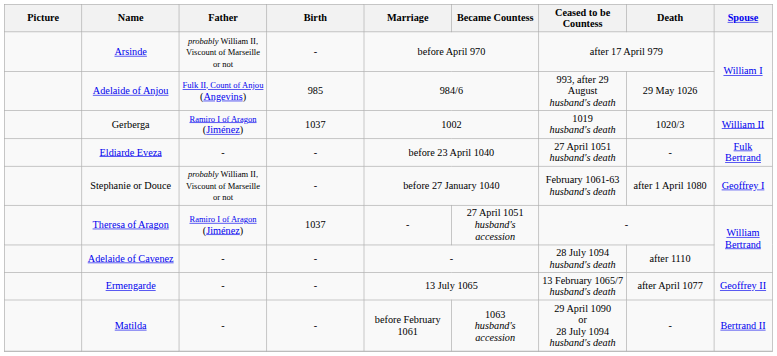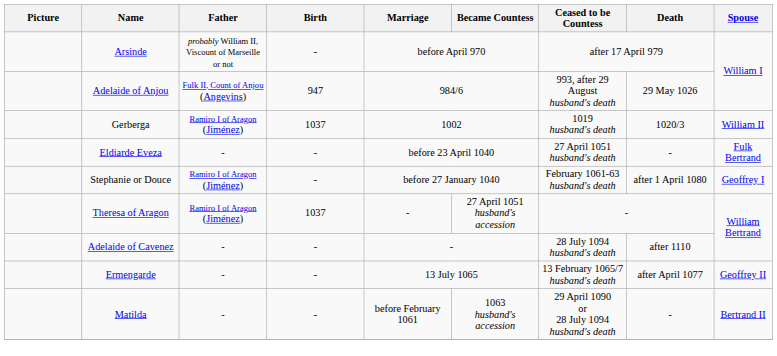(315, 91) 985 -> (315, 91) 947
(223, 186) probably William II, Viscount of Marseille or not -> (223, 180) Ramiro I of Aragon (Jiménez)
